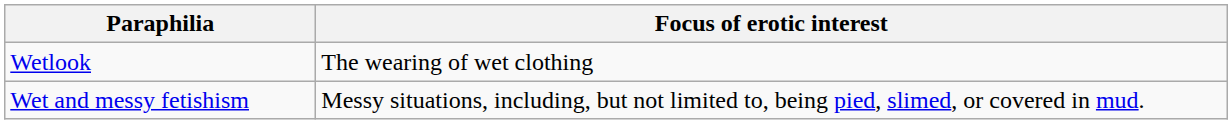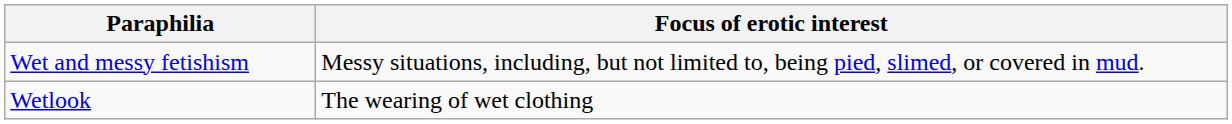rows swapped: (130, 99) <-> (51, 61)
